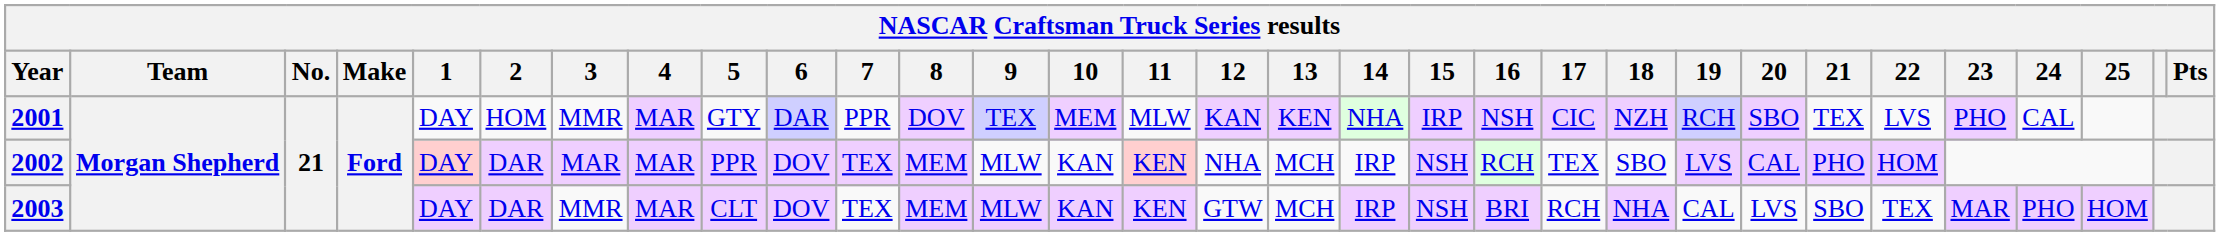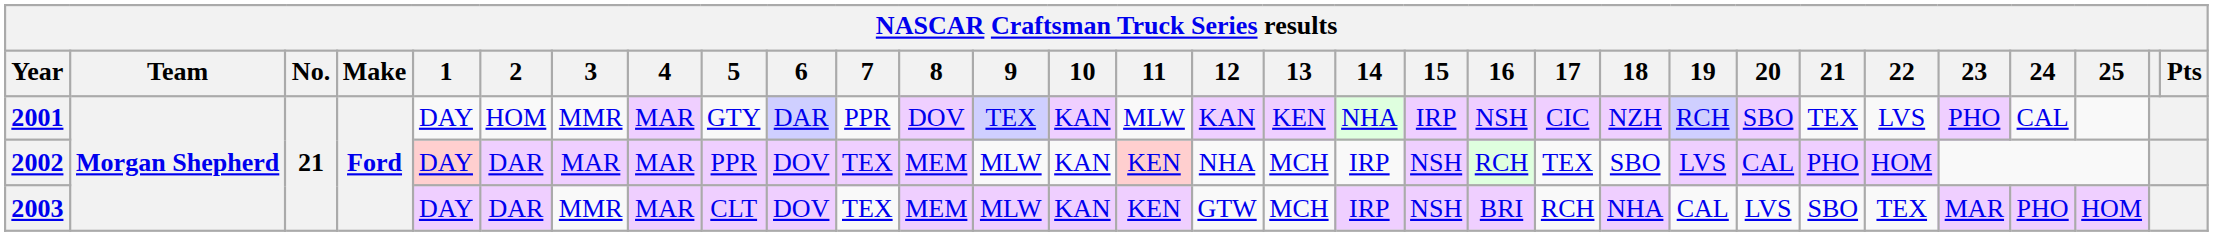(1085, 117) MEM -> (1082, 117) KAN
